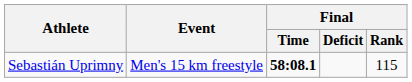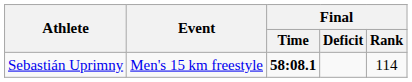(387, 65) 115 -> (387, 65) 114
